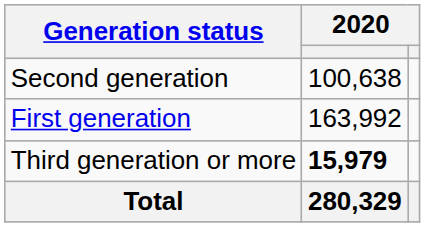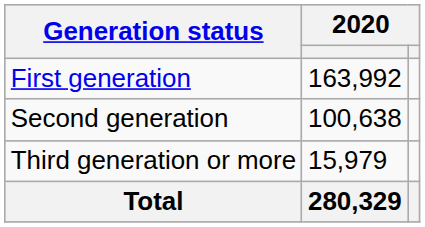rows swapped: (101, 119) <-> (120, 78)
(348, 160) bold -> (348, 160) normal
